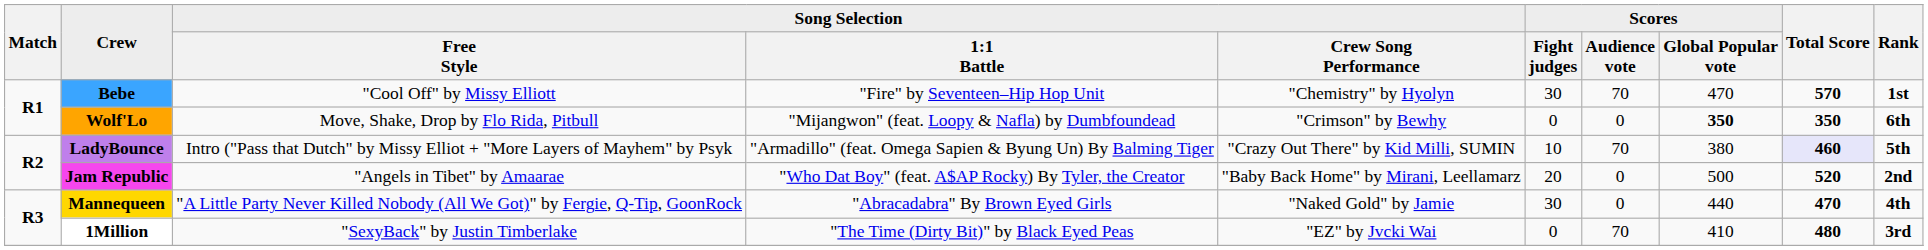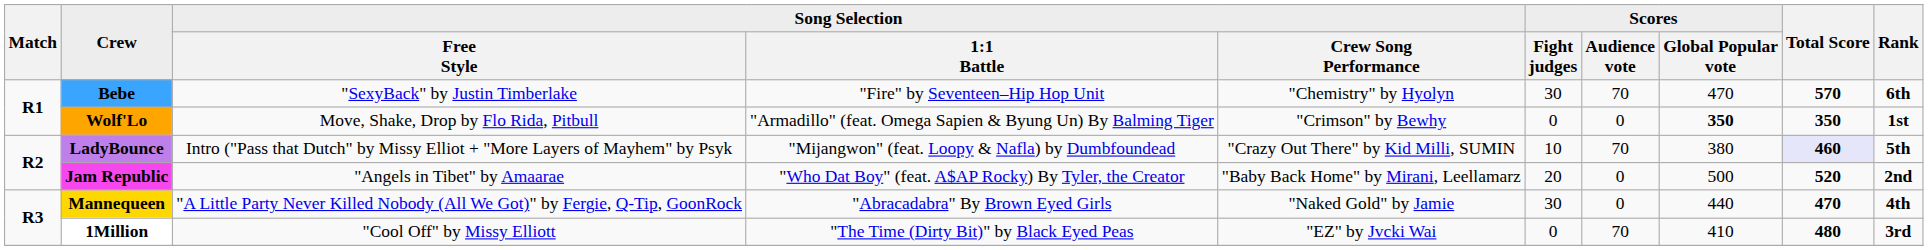(459, 93) "Cool Off" by Missy Elliott -> (459, 93) "SexyBack" by Justin Timberlake
(1898, 93) 1st -> (1898, 93) 6th
(982, 120) "Mijangwon" (feat. Loopy & Nafla) by Dumbfoundead -> (982, 120) "Armadillo" (feat. Omega Sapien & Byung Un) By Balming Tiger
(1898, 120) 6th -> (1898, 120) 1st
(982, 148) "Armadillo" (feat. Omega Sapien & Byung Un) By Balming Tiger -> (982, 148) "Mijangwon" (feat. Loopy & Nafla) by Dumbfoundead
(459, 231) "SexyBack" by Justin Timberlake -> (459, 231) "Cool Off" by Missy Elliott
